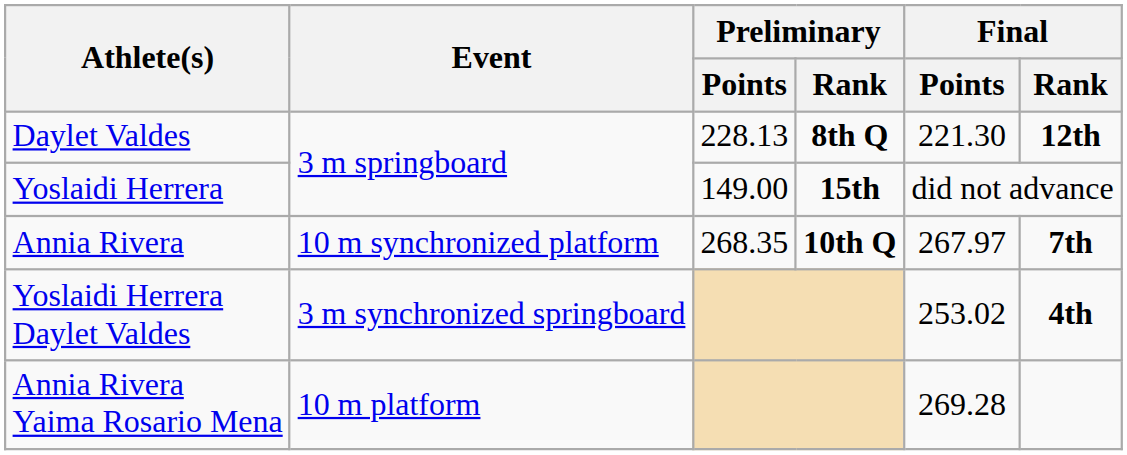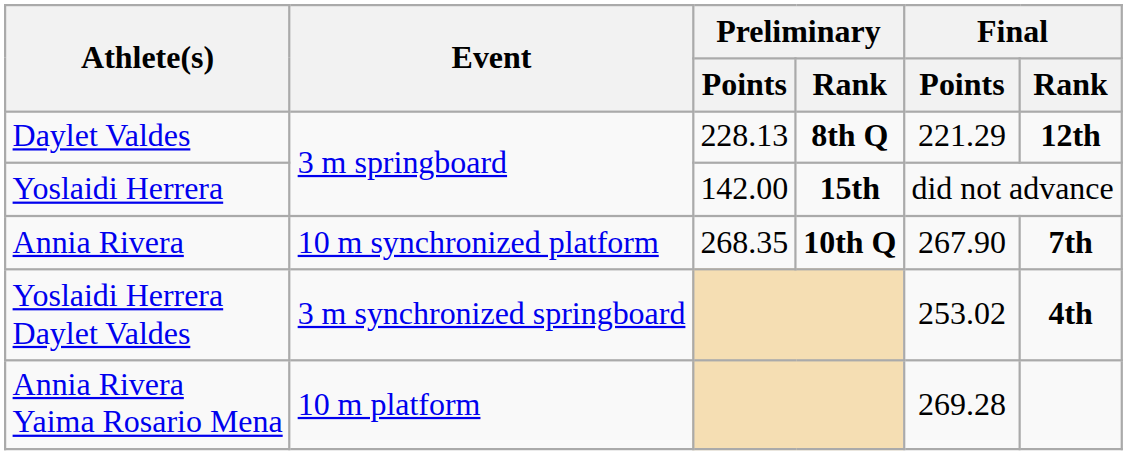(962, 136) 221.30 -> (962, 136) 221.29
(744, 189) 149.00 -> (744, 189) 142.00
(962, 242) 267.97 -> (962, 242) 267.90
